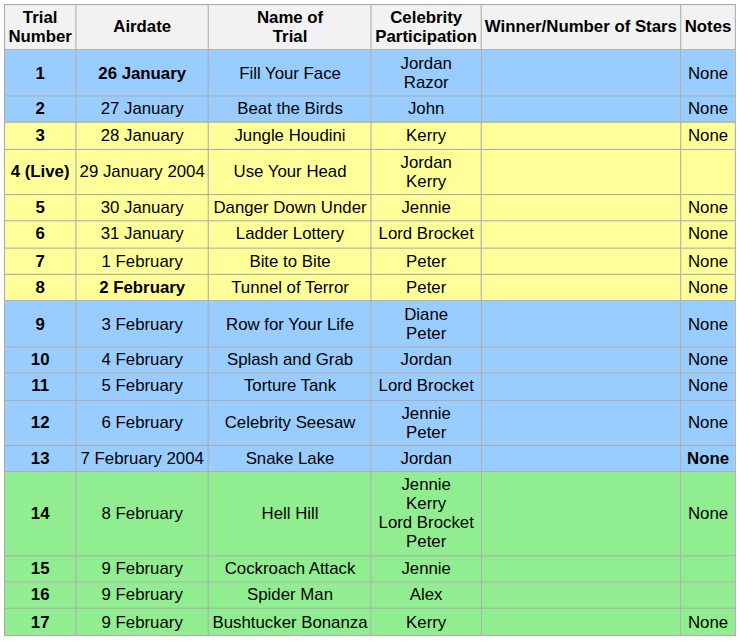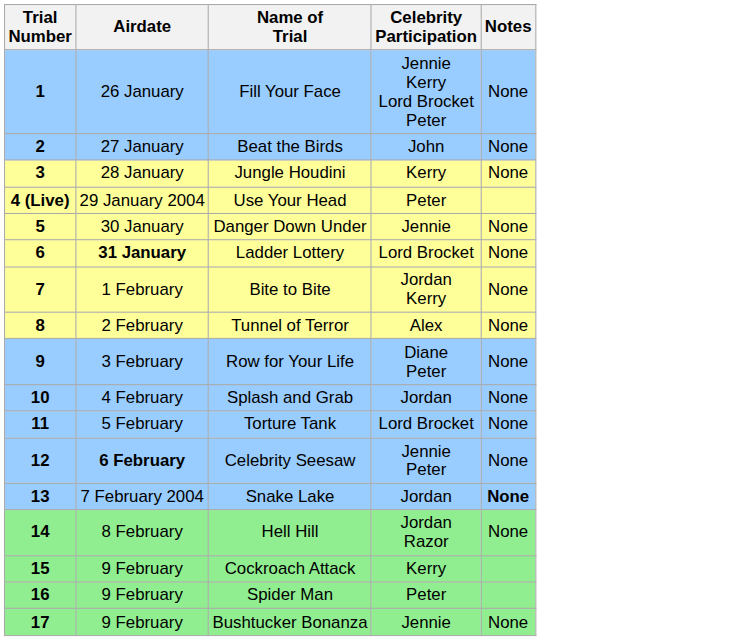- column: (581, 27)
(142, 72) bold -> (142, 91) normal
(426, 72) Jordan Razor -> (426, 91) Jennie Kerry Lord Brocket Peter
(426, 171) Jordan Kerry -> (426, 199) Peter
(142, 234) normal -> (142, 253) bold
(426, 261) Peter -> (426, 289) Jordan Kerry
(142, 287) bold -> (142, 325) normal
(426, 287) Peter -> (426, 325) Alex
(142, 422) normal -> (142, 460) bold
(426, 513) Jennie Kerry Lord Brocket Peter -> (426, 532) Jordan Razor
(426, 568) Jennie -> (426, 568) Kerry
(426, 595) Alex -> (426, 595) Peter
(426, 621) Kerry -> (426, 621) Jennie
